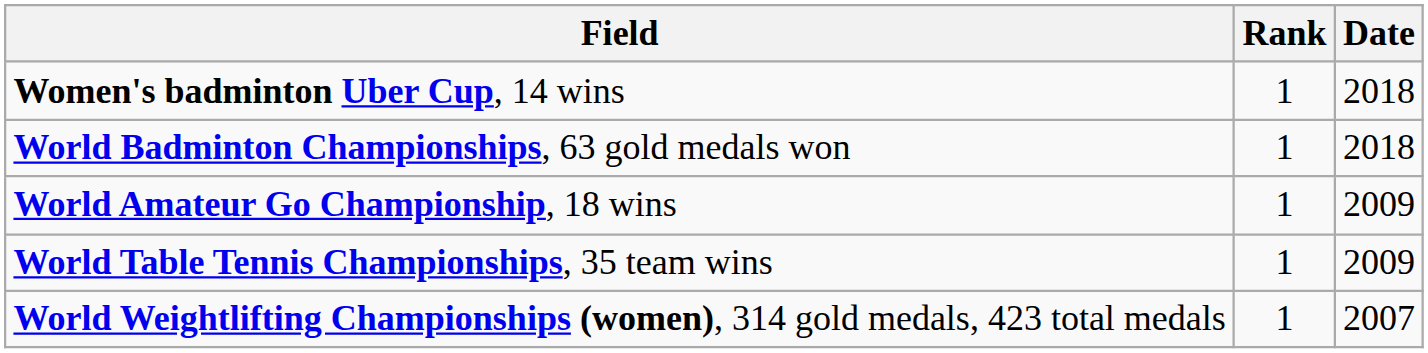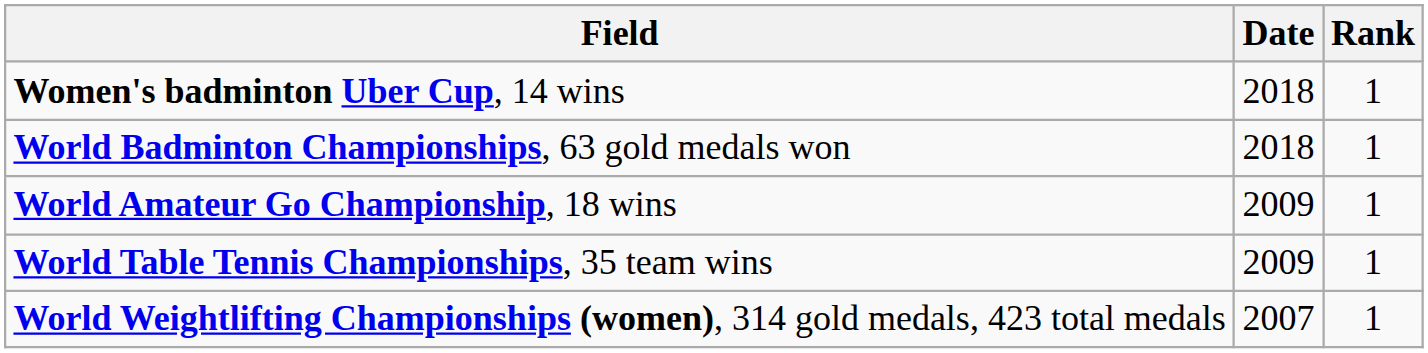columns swapped: (1284, 33) <-> (1379, 33)
